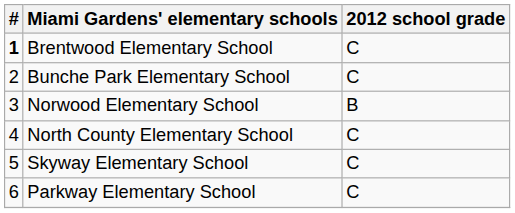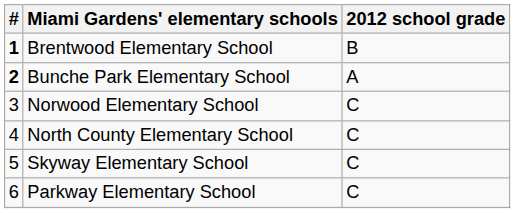(353, 47) C -> (352, 47) B
(14, 76) normal -> (14, 76) bold
(353, 76) C -> (352, 76) A
(352, 105) B -> (353, 105) C
